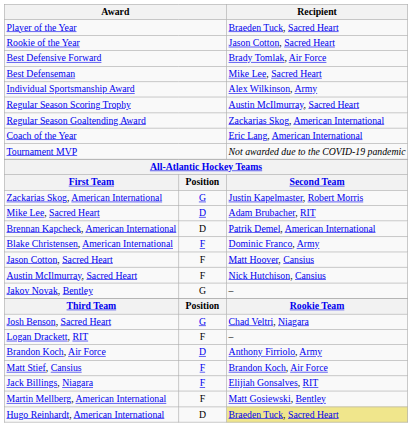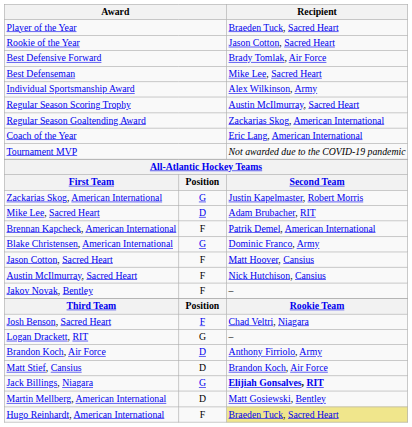(202, 228) D -> (202, 228) F
(202, 244) F -> (202, 244) G
(202, 290) G -> (202, 290) F
(202, 321) G -> (202, 321) F
(202, 337) F -> (202, 337) G
(202, 368) F -> (202, 368) D
(202, 383) F -> (202, 383) G
(273, 383) normal -> (276, 383) bold
(202, 399) F -> (202, 399) D
(202, 414) D -> (202, 414) F
